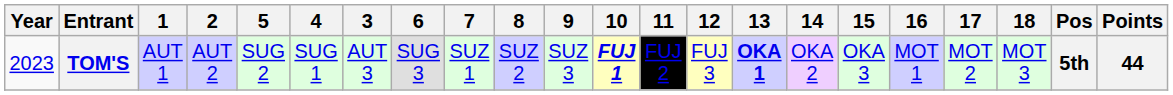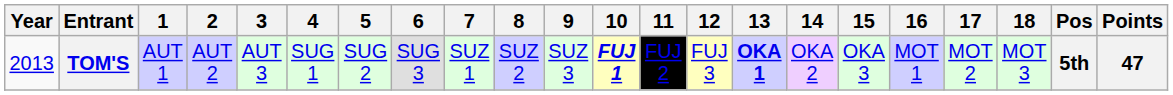columns swapped: (367, 20) <-> (263, 20)
(32, 63) 2023 -> (32, 63) 2013
(1133, 63) 44 -> (1133, 63) 47
